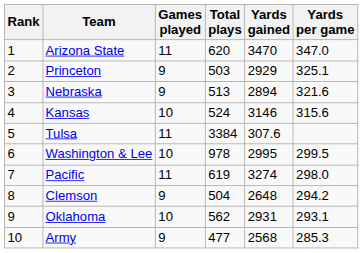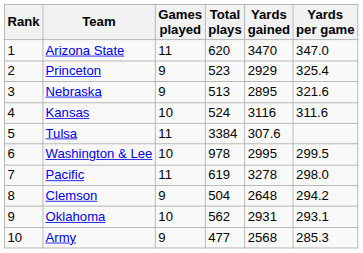(219, 71) 503 -> (219, 71) 523
(313, 71) 325.1 -> (313, 71) 325.4
(262, 92) 2894 -> (262, 92) 2895
(262, 112) 3146 -> (262, 112) 3116
(313, 112) 315.6 -> (312, 112) 311.6
(262, 175) 3274 -> (262, 175) 3278
